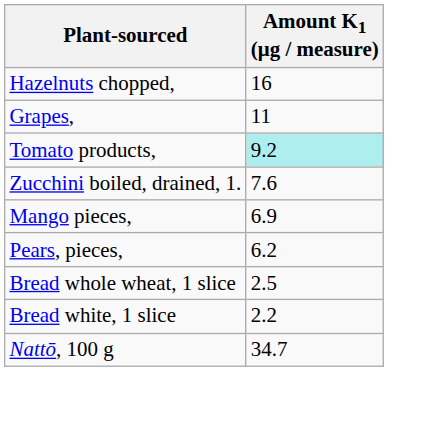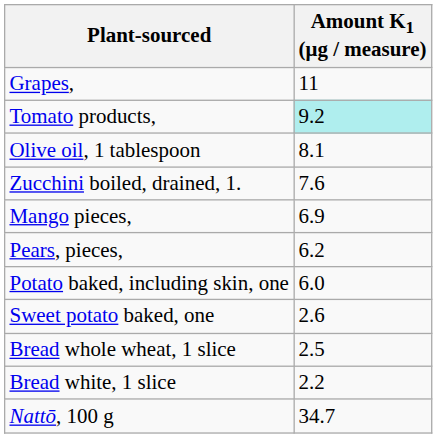- row: (92, 83)
+ row: (105, 149)
+ row: (149, 282)
+ row: (112, 316)
